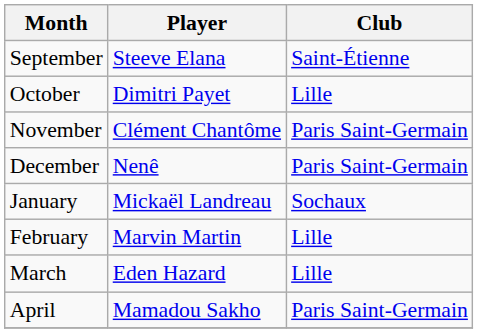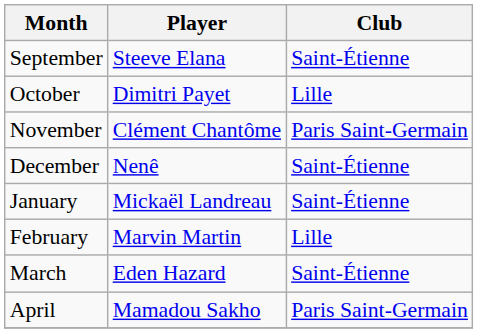(380, 165) Paris Saint-Germain -> (350, 165) Saint-Étienne
(329, 201) Sochaux -> (350, 201) Saint-Étienne
(312, 273) Lille -> (350, 273) Saint-Étienne
